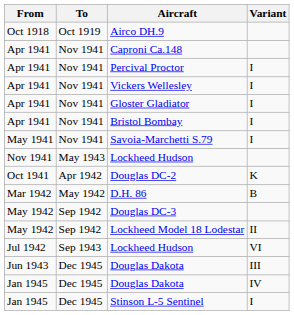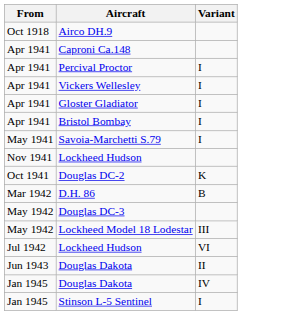- column: (82, 13)
(253, 229) II -> (204, 229) III
(255, 265) III -> (202, 265) II
